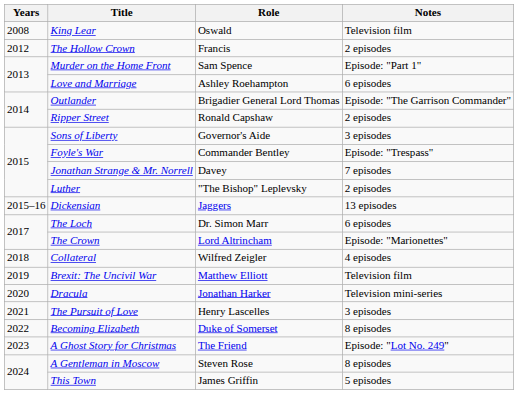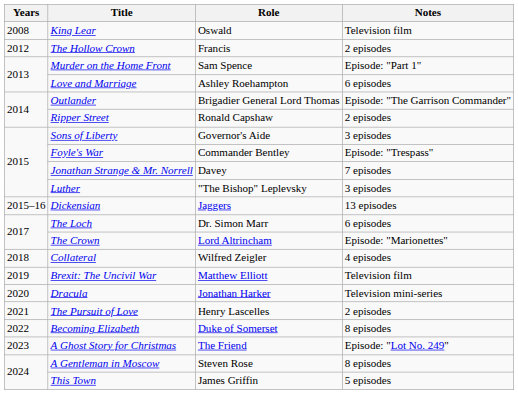(368, 188) 2 episodes -> (368, 188) 3 episodes
(368, 310) 3 episodes -> (368, 310) 2 episodes
